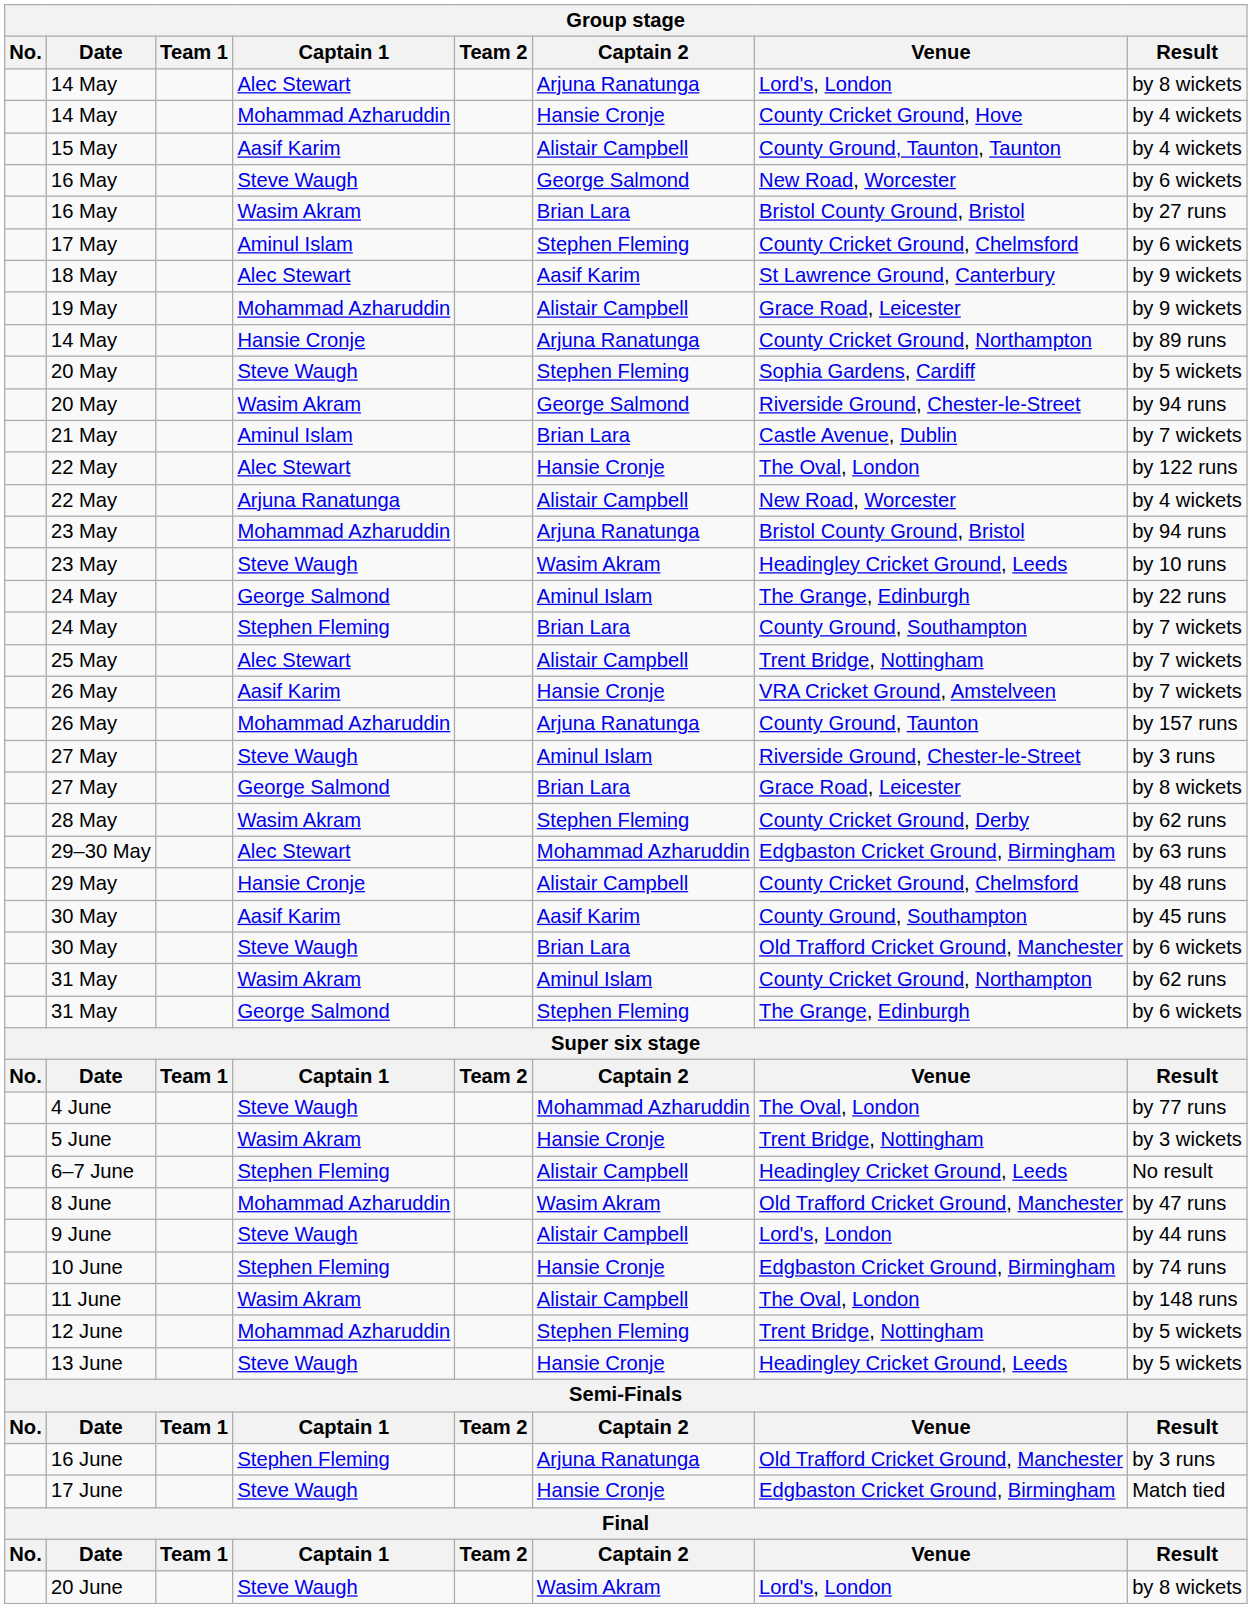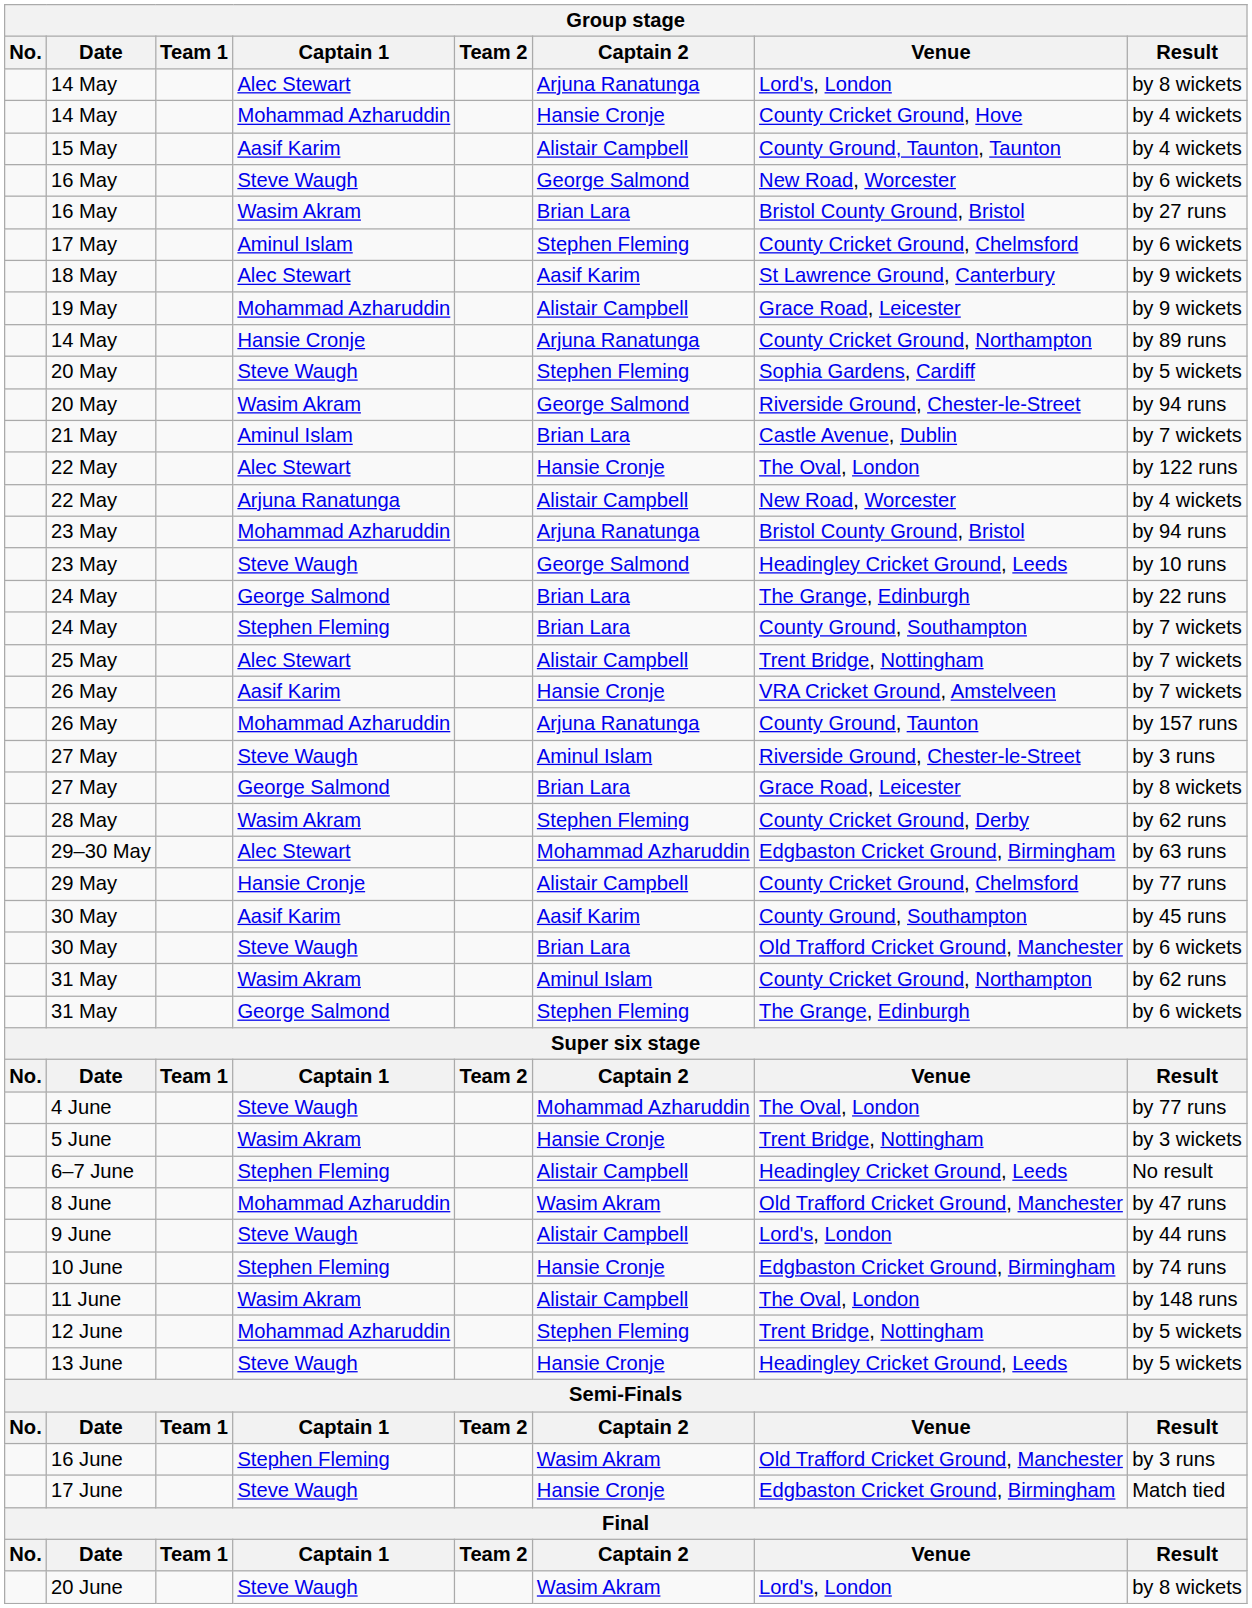(599, 564) Wasim Akram -> (613, 564) George Salmond
(595, 595) Aminul Islam -> (583, 595) Brian Lara
(1179, 883) by 48 runs -> (1179, 883) by 77 runs
(618, 1459) Arjuna Ranatunga -> (599, 1459) Wasim Akram
